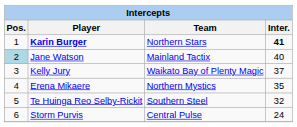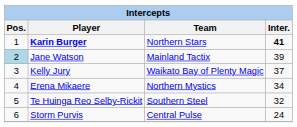(279, 56) 40 -> (279, 56) 39
(279, 86) 35 -> (279, 86) 34
